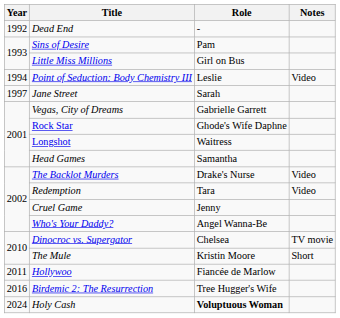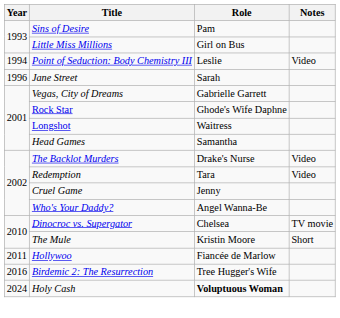- row: (52, 28)
(17, 93) 1997 -> (17, 77) 1996
